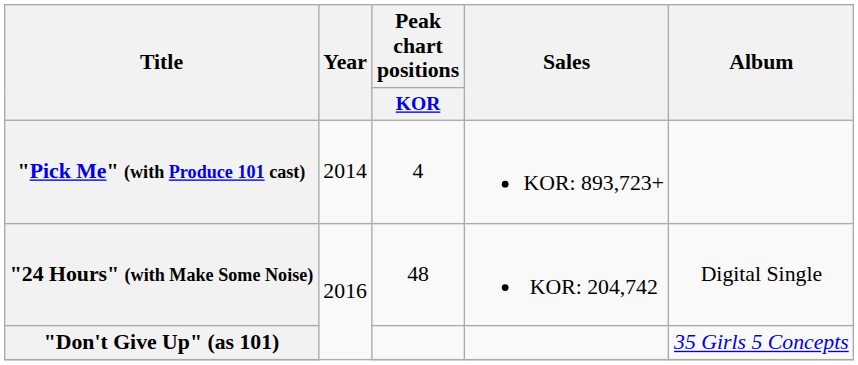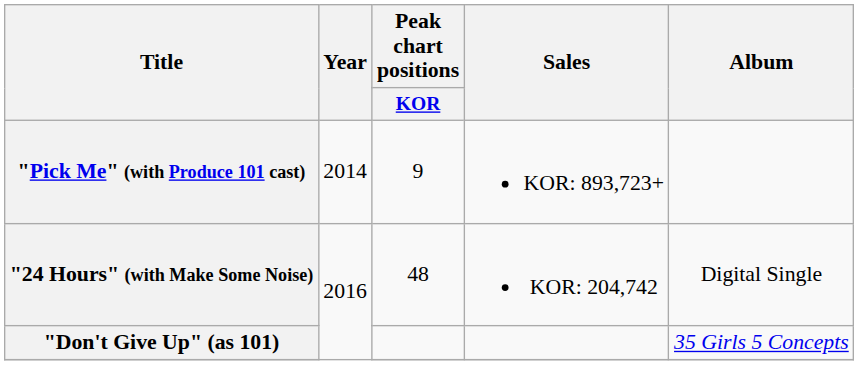(418, 171) 4 -> (418, 171) 9
